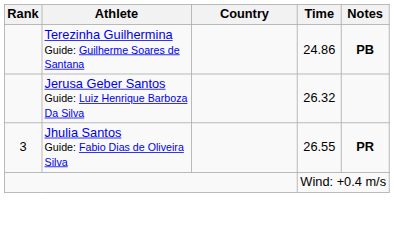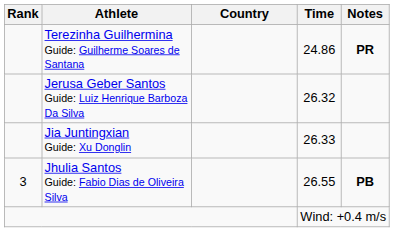(365, 49) PB -> (365, 49) PR
+ row: (88, 140)
(365, 147) PR -> (365, 182) PB
